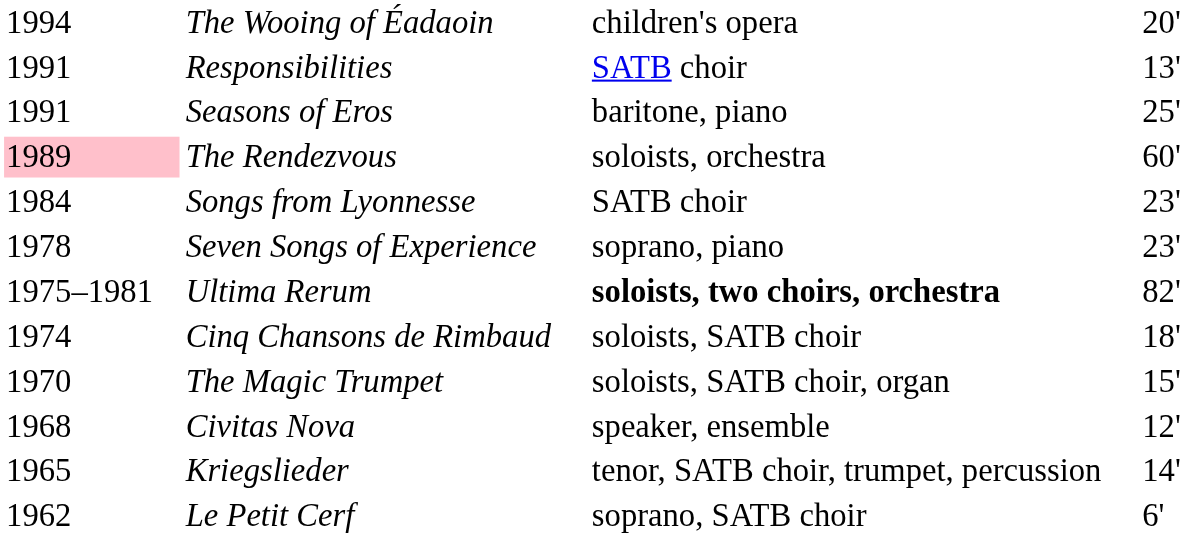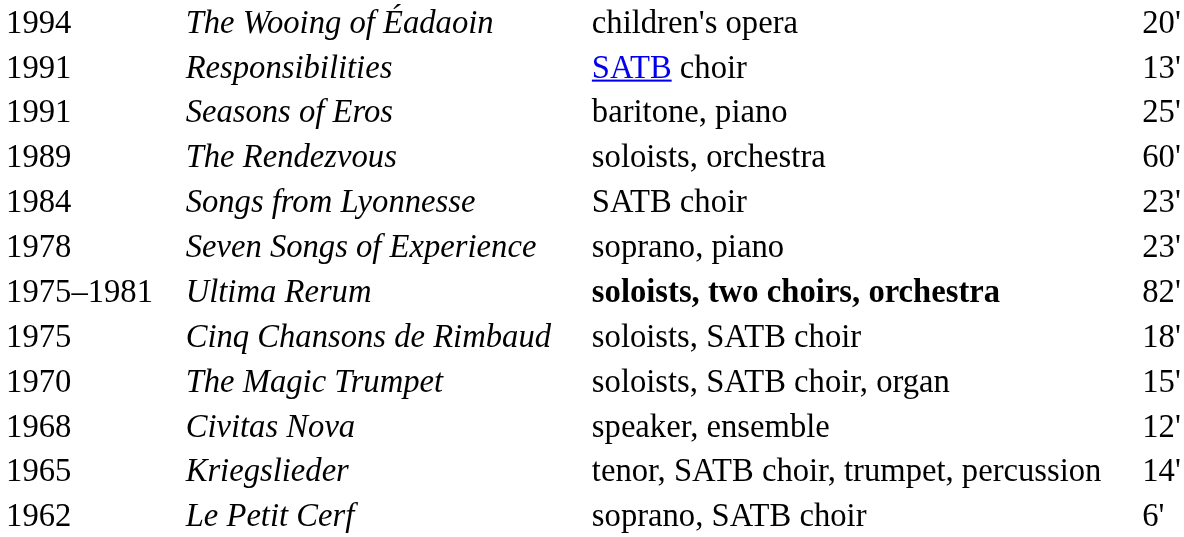(39, 156) pink background -> (39, 156) no background
(39, 336) 1974 -> (39, 336) 1975
